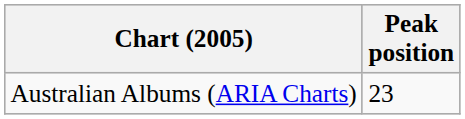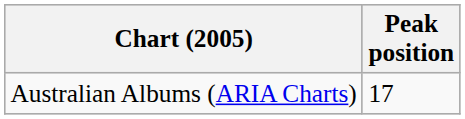(381, 93) 23 -> (381, 93) 17
